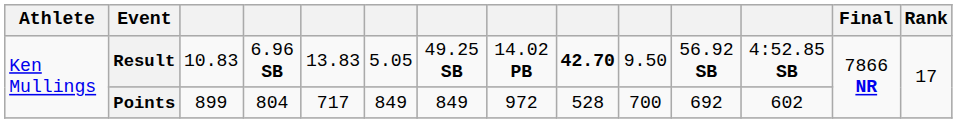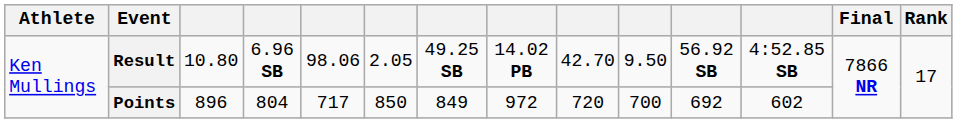(211, 61) 10.83 -> (211, 61) 10.80
(333, 61) 13.83 -> (333, 61) 98.06
(391, 61) 5.05 -> (391, 61) 2.05
(588, 61) bold -> (588, 61) normal
(211, 102) 899 -> (211, 102) 896
(391, 102) 849 -> (391, 102) 850
(588, 102) 528 -> (588, 102) 720
